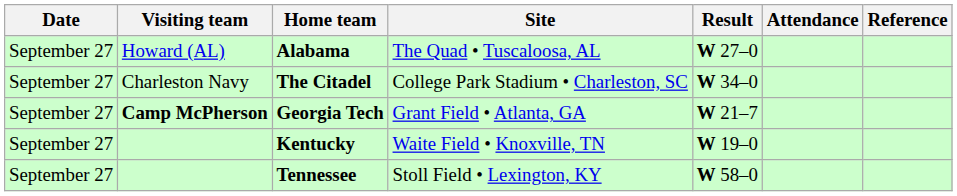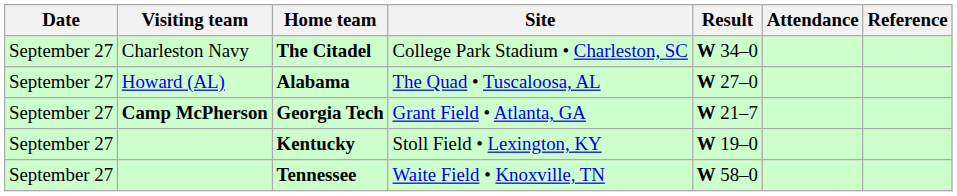rows swapped: (313, 51) <-> (324, 82)
(499, 144) Waite Field • Knoxville, TN -> (497, 144) Stoll Field • Lexington, KY
(497, 175) Stoll Field • Lexington, KY -> (499, 175) Waite Field • Knoxville, TN
